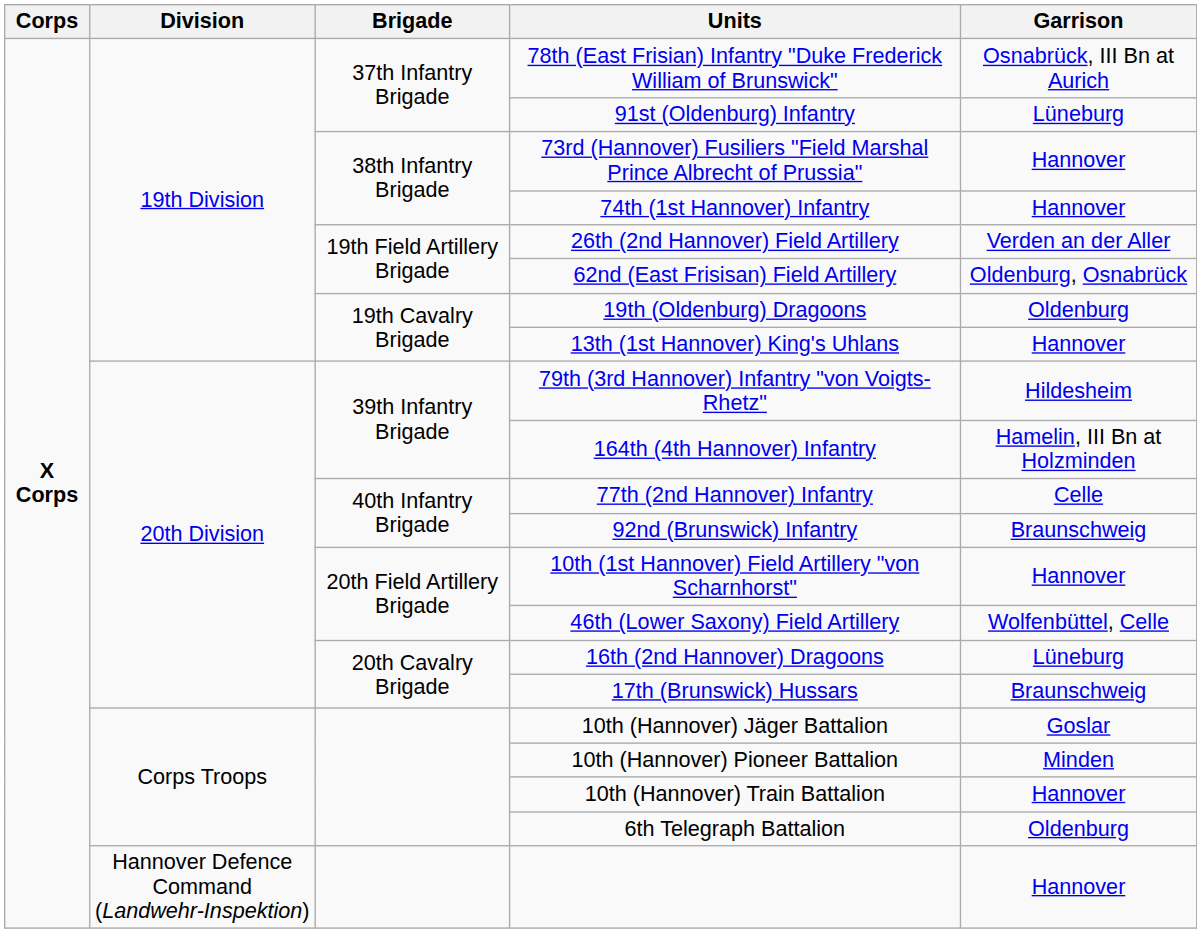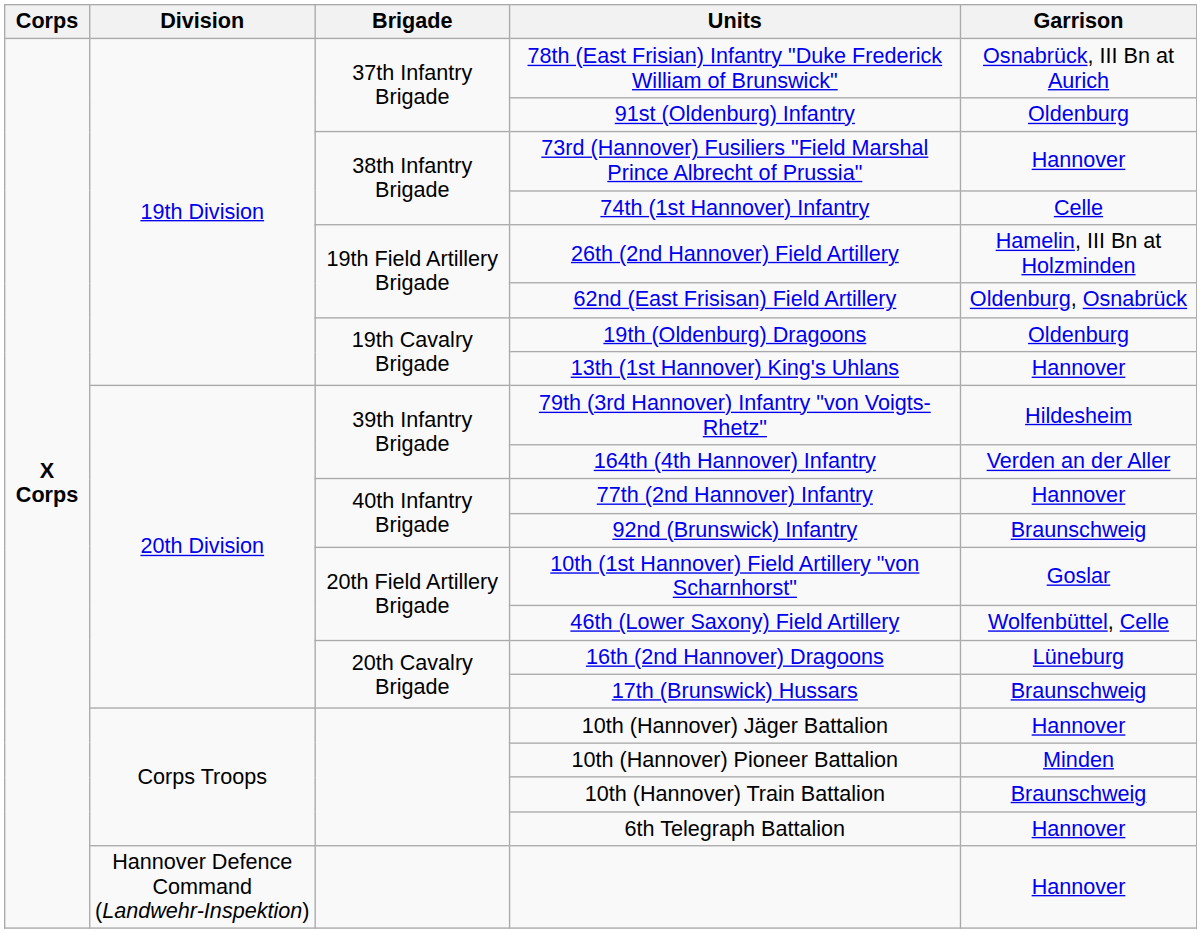(1078, 114) Lüneburg -> (1078, 114) Oldenburg
(1078, 207) Hannover -> (1078, 207) Celle
(1078, 241) Verden an der Aller -> (1078, 253) Hamelin, III Bn at Holzminden
(1078, 449) Hamelin, III Bn at Holzminden -> (1078, 461) Verden an der Aller
(1078, 495) Celle -> (1078, 495) Hannover
(1078, 576) Hannover -> (1078, 576) Goslar
(1078, 725) Goslar -> (1078, 725) Hannover
(1078, 793) Hannover -> (1078, 793) Braunschweig
(1078, 828) Oldenburg -> (1078, 828) Hannover
